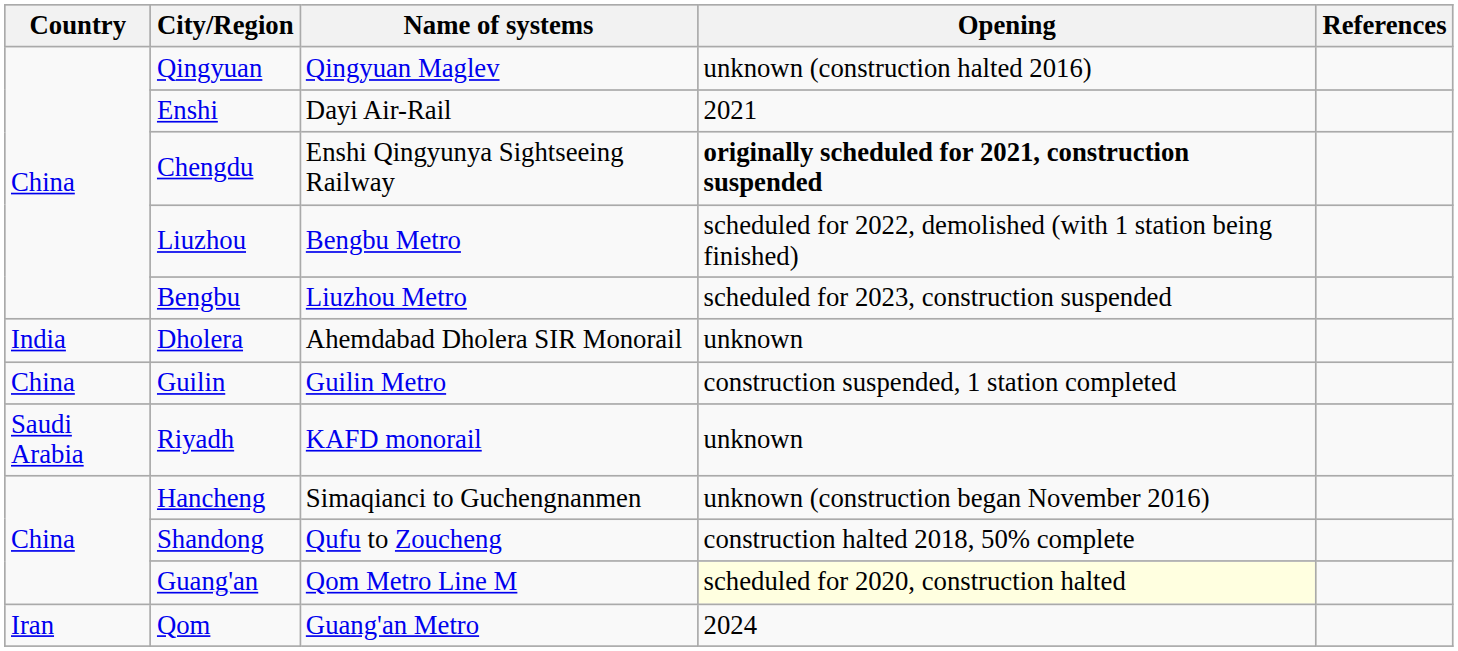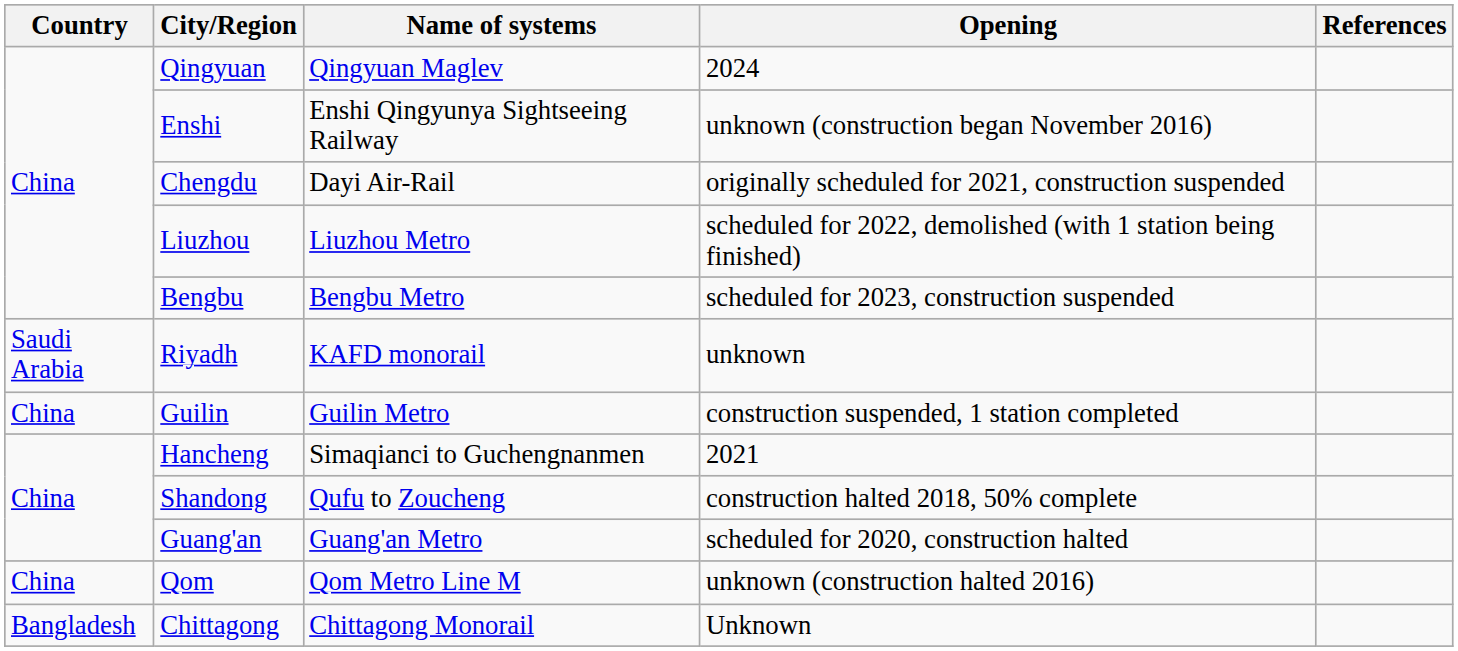(898, 68) unknown (construction halted 2016) -> (733, 68) 2024
(379, 110) Dayi Air-Rail -> (468, 125) Enshi Qingyunya Sightseeing Railway
(730, 110) 2021 -> (959, 125) unknown (construction began November 2016)
(465, 167) Enshi Qingyunya Sightseeing Railway -> (382, 182) Dayi Air-Rail
(946, 167) bold -> (995, 182) normal
(383, 240) Bengbu Metro -> (390, 240) Liuzhou Metro
(386, 297) Liuzhou Metro -> (387, 297) Bengbu Metro
- row: (200, 340)
rows swapped: (191, 382) <-> (196, 439)
(957, 497) unknown (construction began November 2016) -> (733, 454) 2021
(412, 582) Qom Metro Line M -> (396, 539) Guang'an Metro
(915, 582) lightyellow background -> (917, 539) no background
(33, 624) Iran -> (43, 582) China
(392, 624) Guang'an Metro -> (415, 582) Qom Metro Line M
(730, 624) 2024 -> (900, 582) unknown (construction halted 2016)
+ row: (220, 624)
